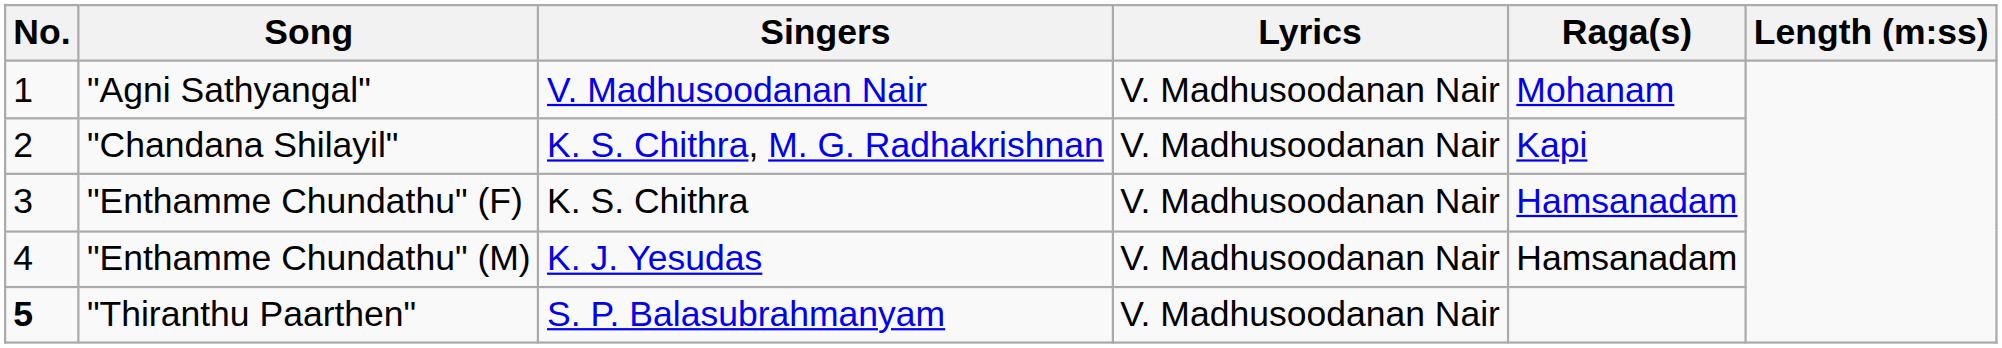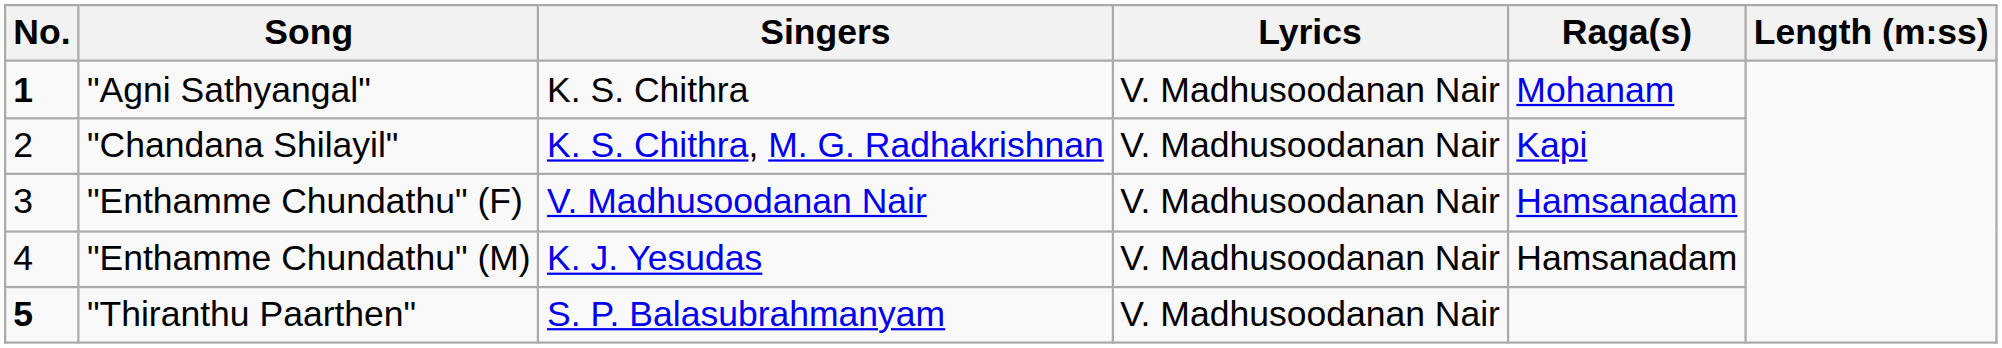(23, 88) normal -> (23, 88) bold
(737, 88) V. Madhusoodanan Nair -> (648, 88) K. S. Chithra
(648, 201) K. S. Chithra -> (737, 201) V. Madhusoodanan Nair
